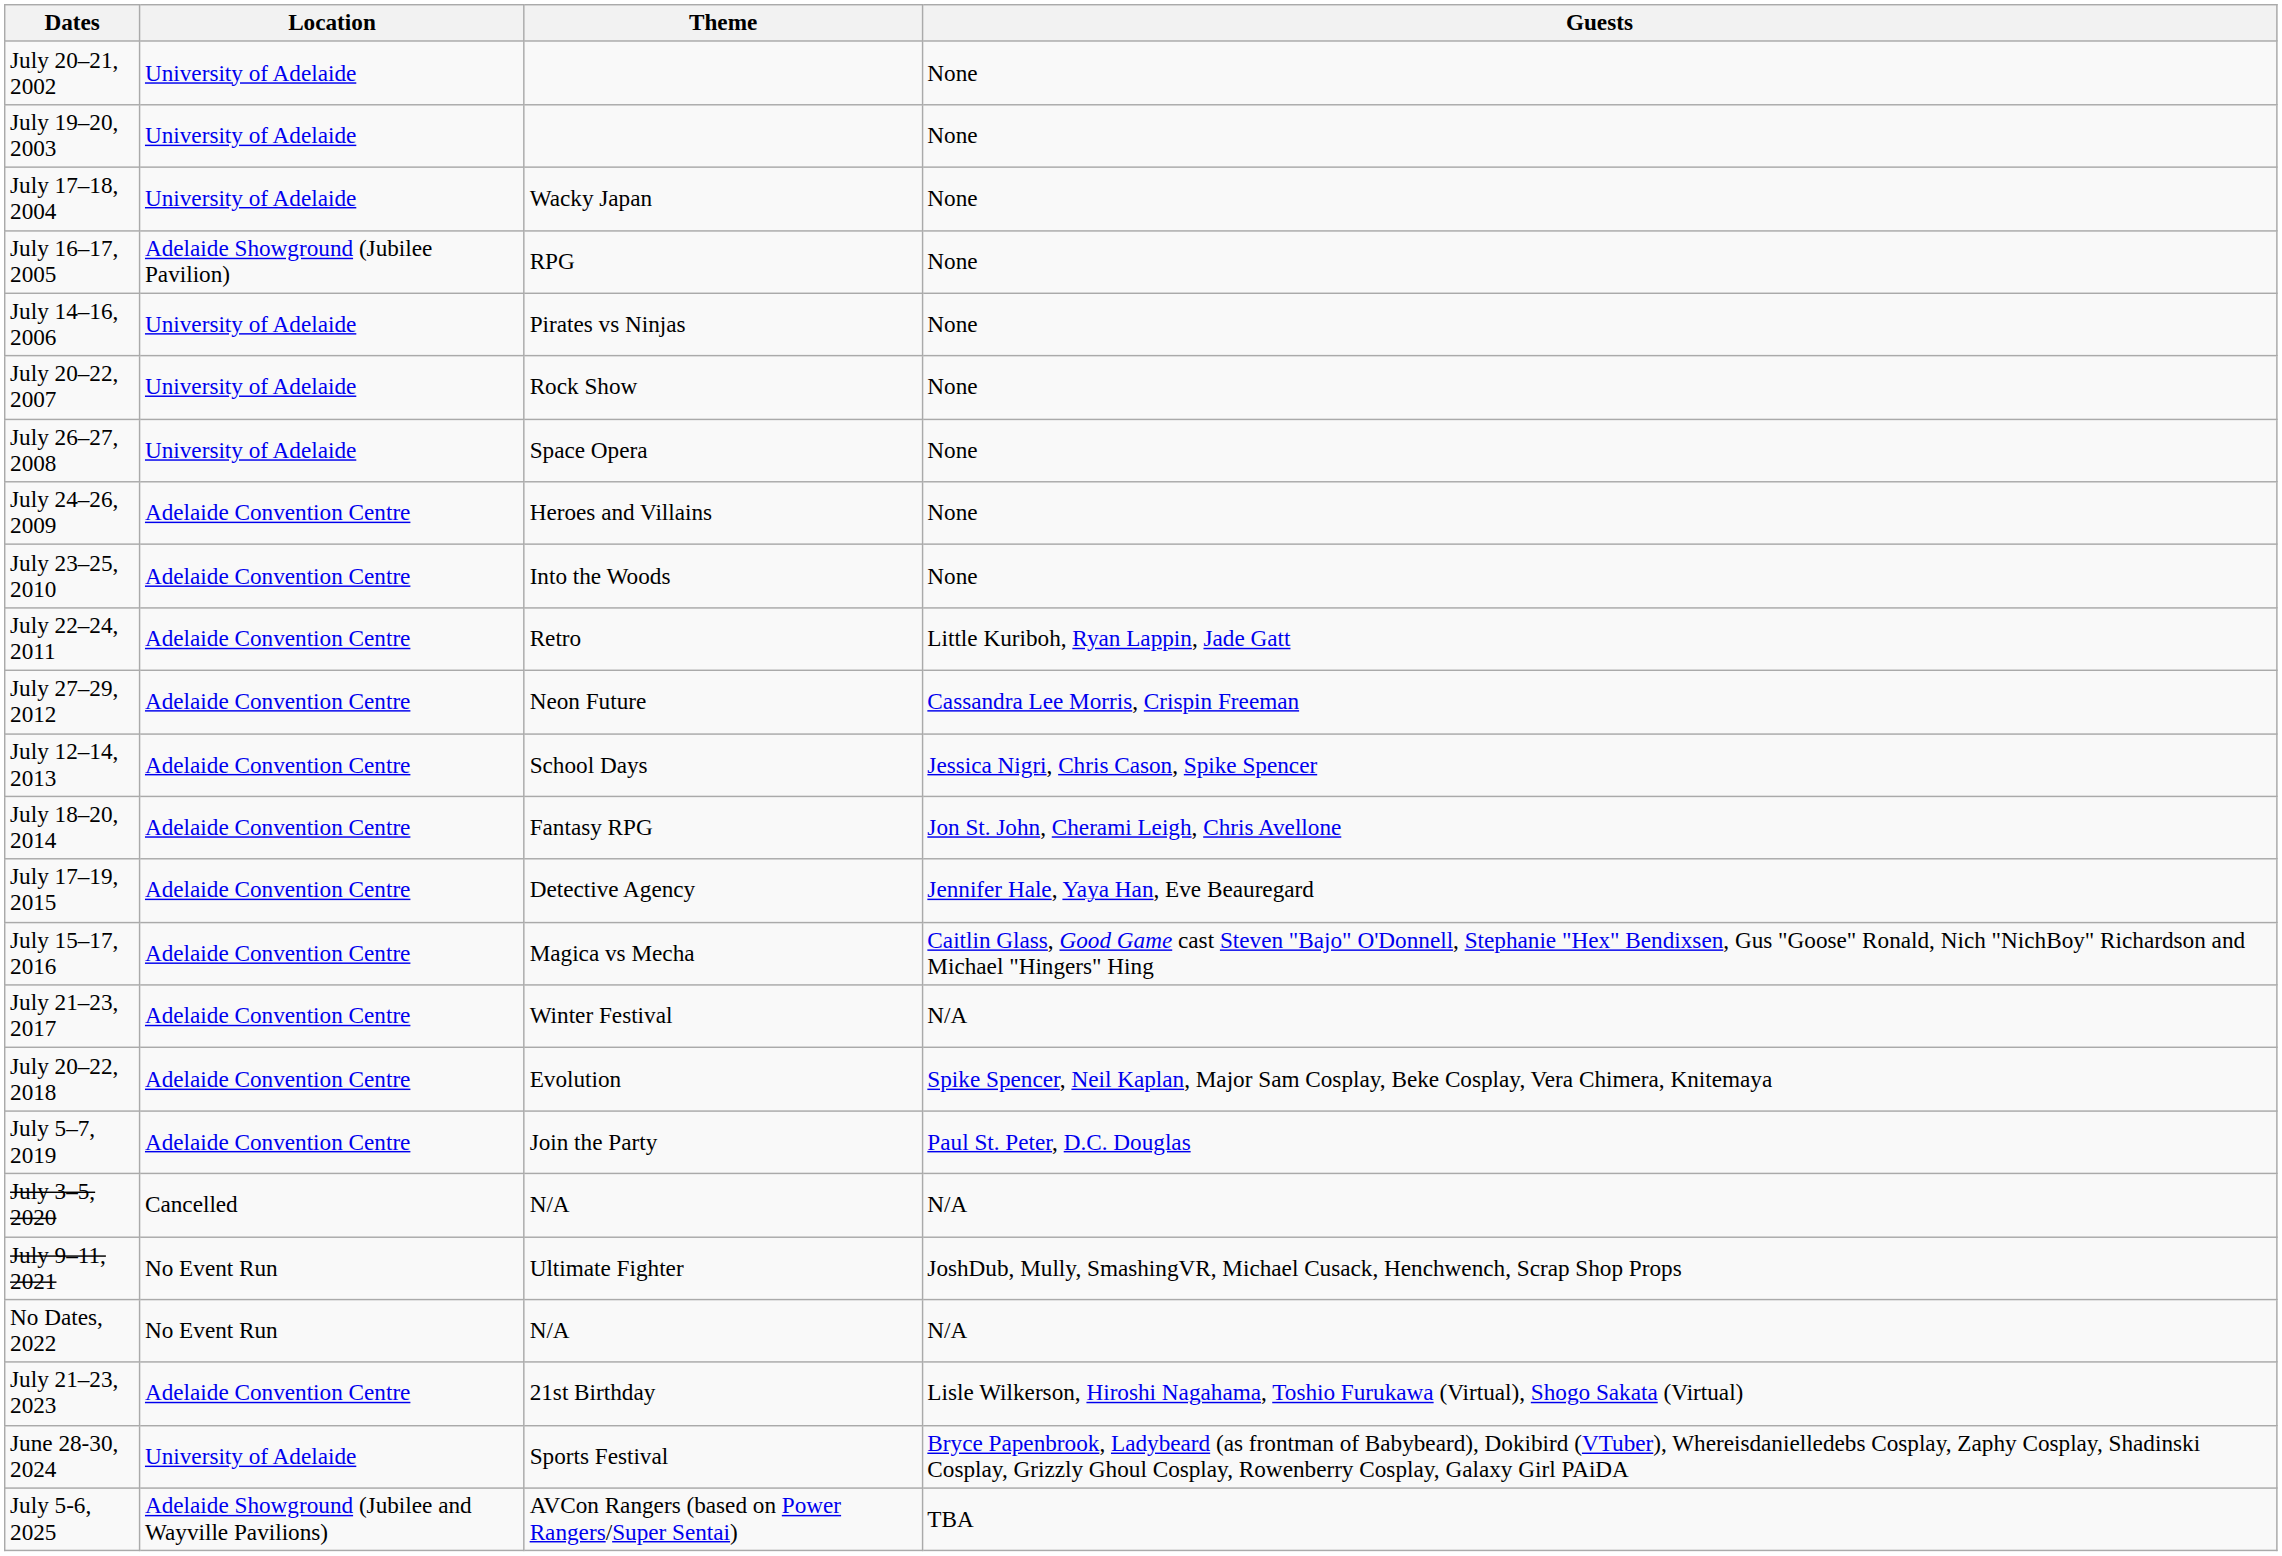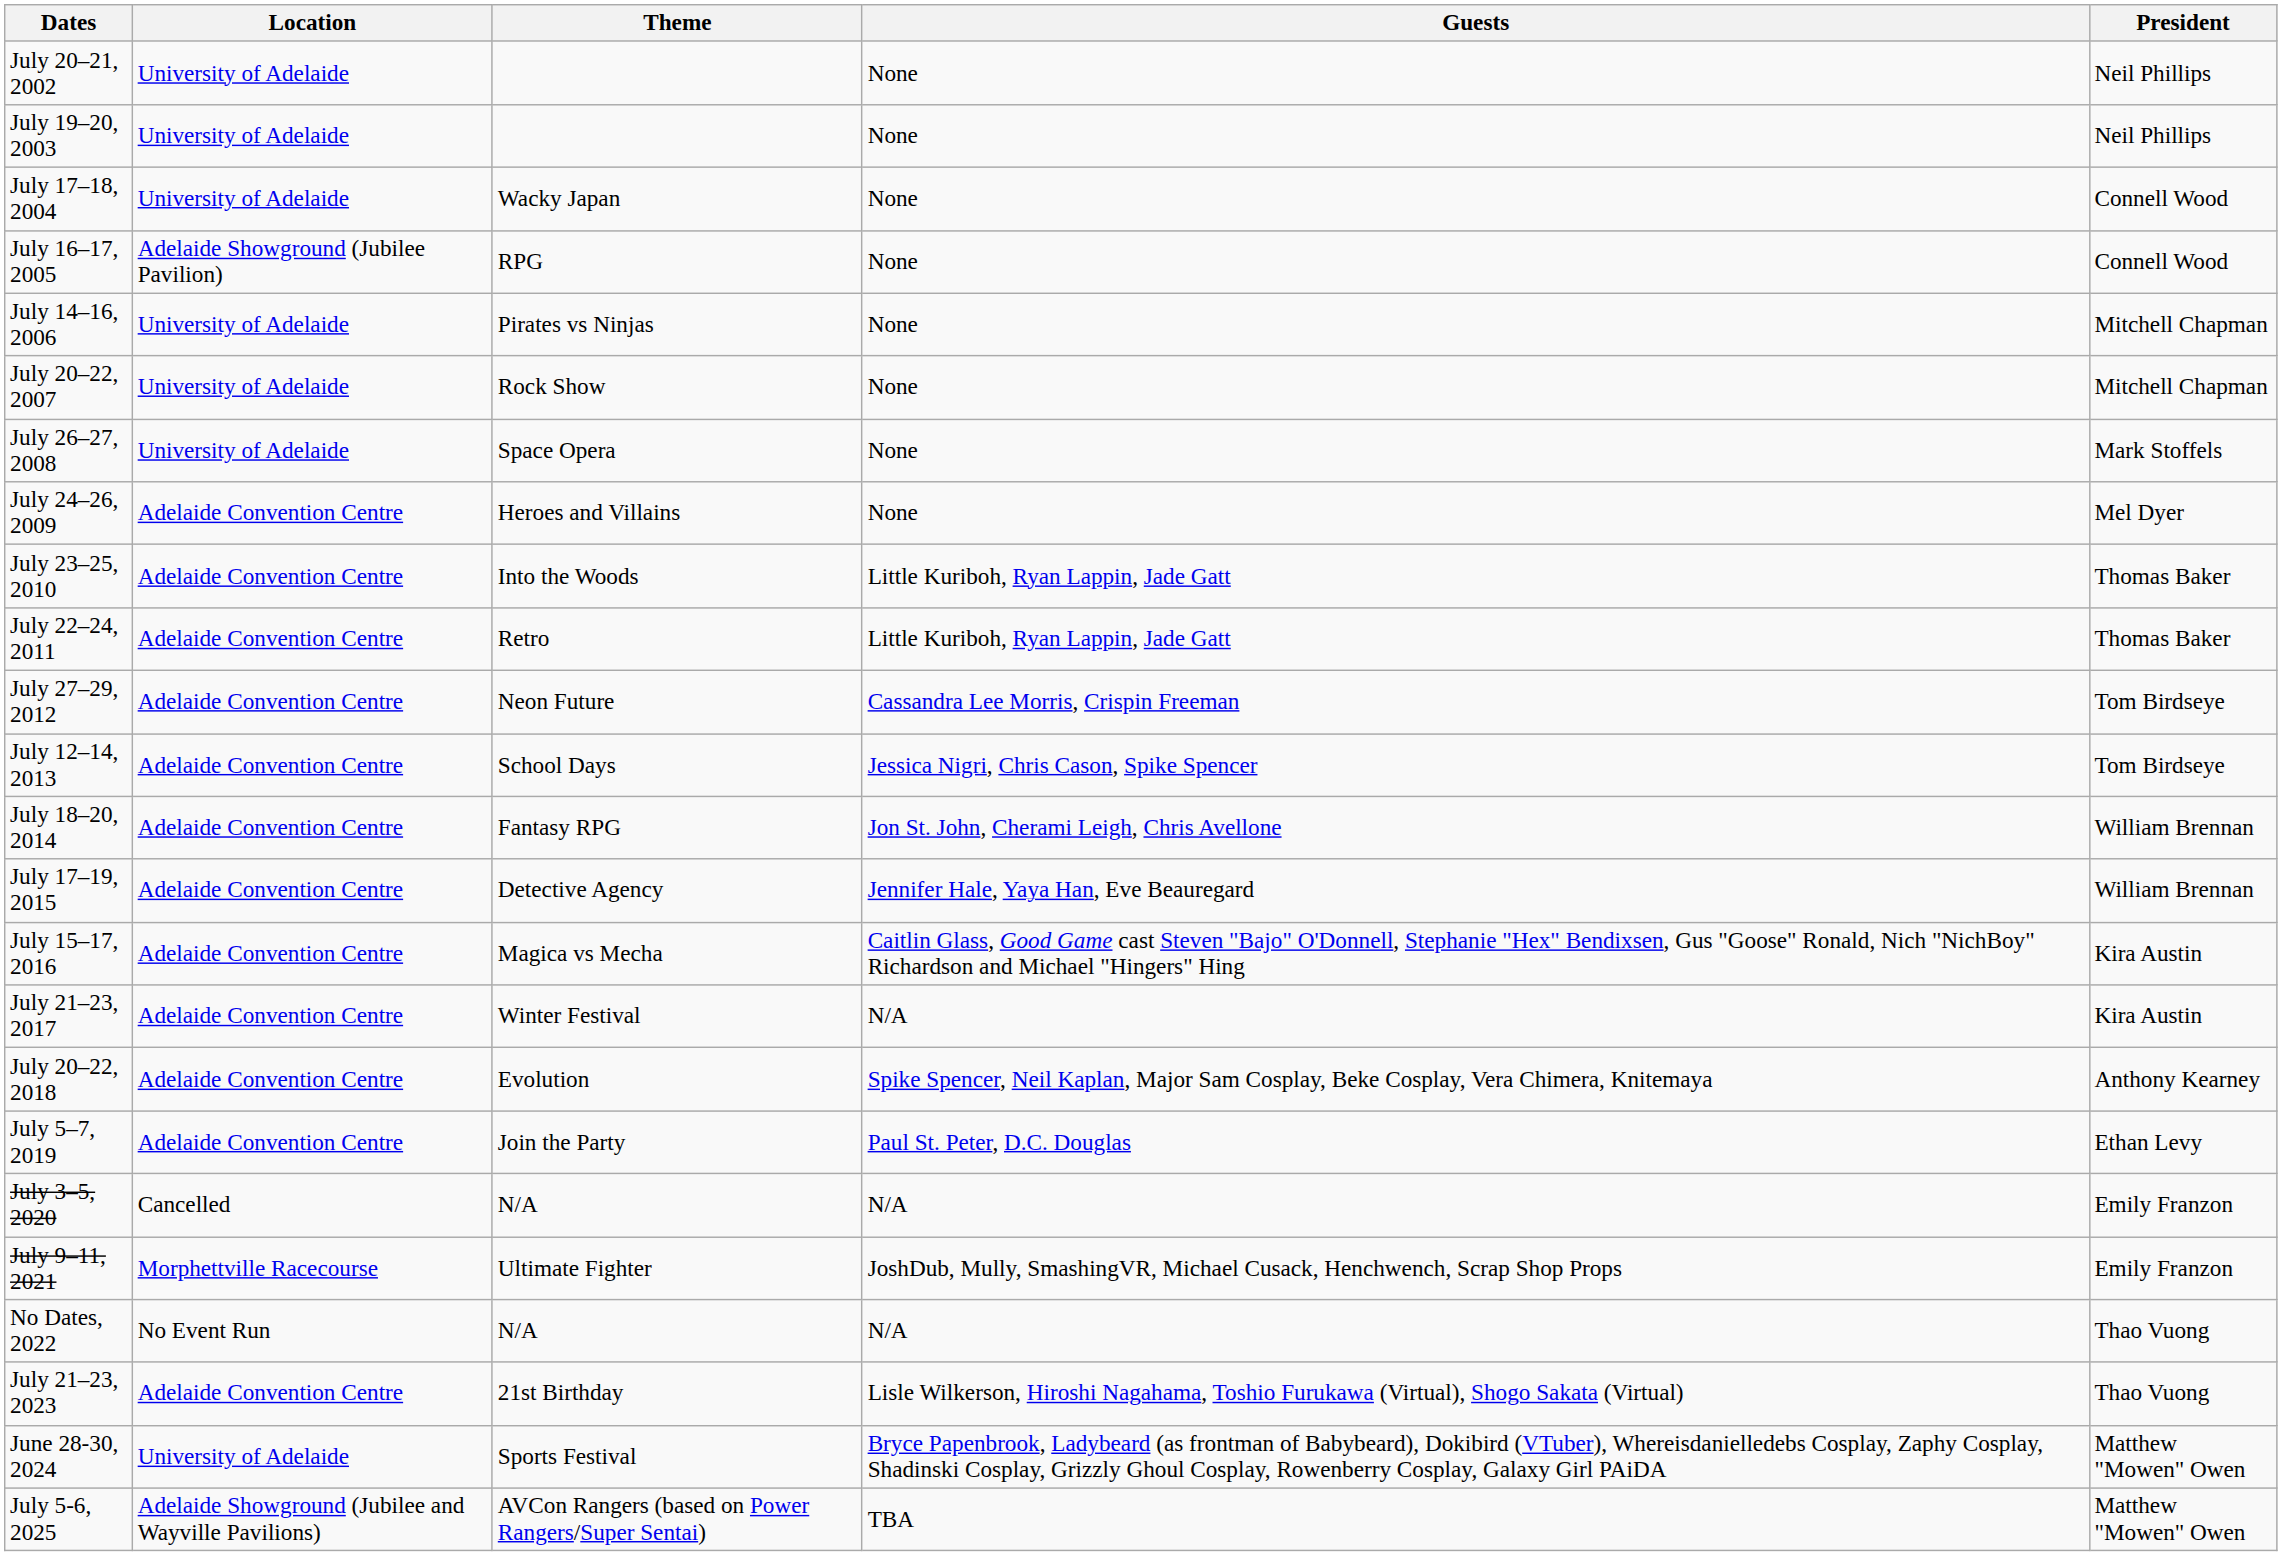+ column: (2183, 22)
(952, 575) None -> (1049, 575) Little Kuriboh, Ryan Lappin, Jade Gatt
(211, 1267) No Event Run -> (258, 1267) Morphettville Racecourse
